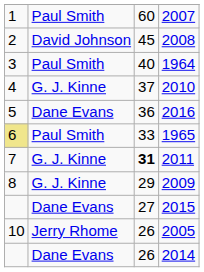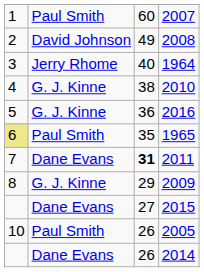(146, 40) 45 -> (146, 40) 49
(68, 64) Paul Smith -> (75, 64) Jerry Rhome
(146, 87) 37 -> (146, 87) 38
(73, 111) Dane Evans -> (69, 111) G. J. Kinne
(146, 135) 33 -> (146, 135) 35
(69, 159) G. J. Kinne -> (73, 159) Dane Evans
(75, 231) Jerry Rhome -> (68, 231) Paul Smith
